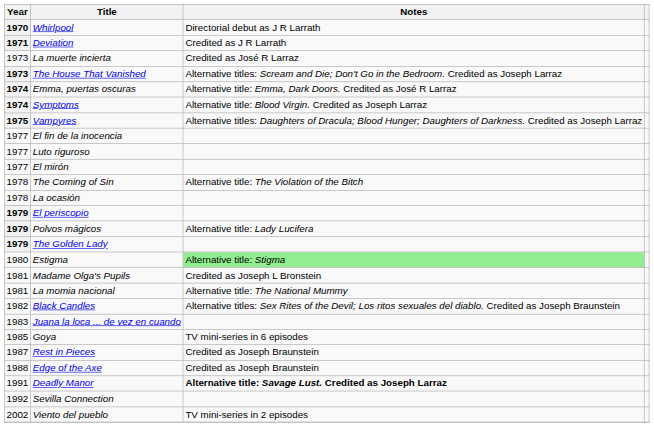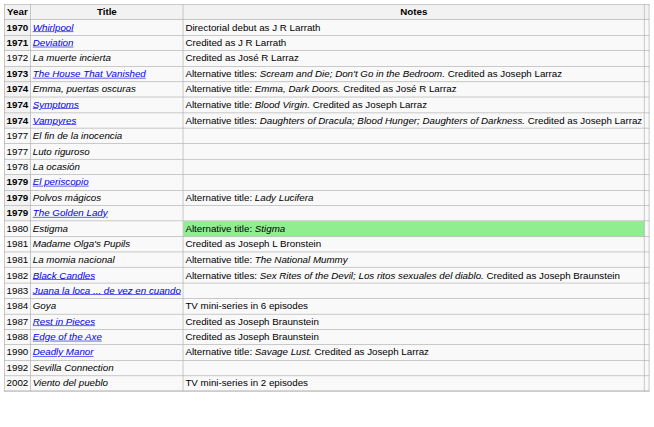(17, 58) 1973 -> (17, 58) 1972
(17, 120) 1975 -> (17, 120) 1974
- row: (51, 167)
- row: (73, 182)
(17, 337) 1985 -> (17, 306) 1984
(17, 383) 1991 -> (17, 352) 1990
(316, 383) bold -> (307, 352) normal
